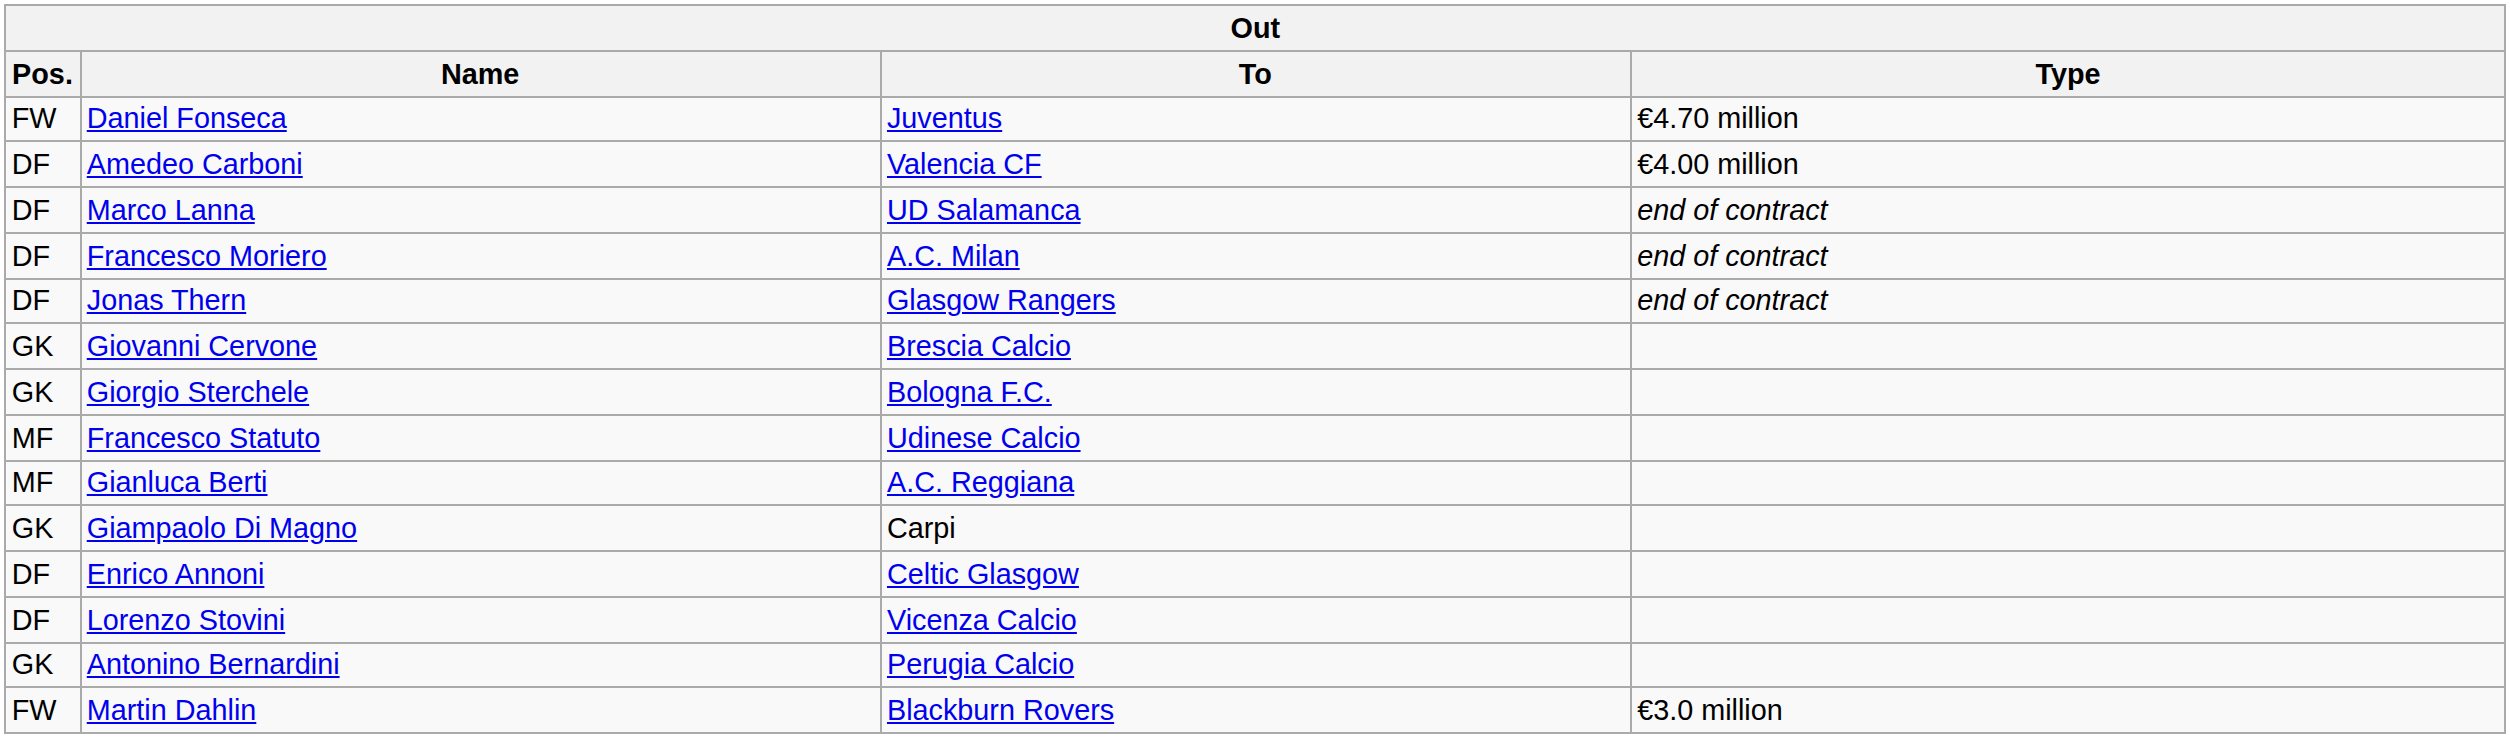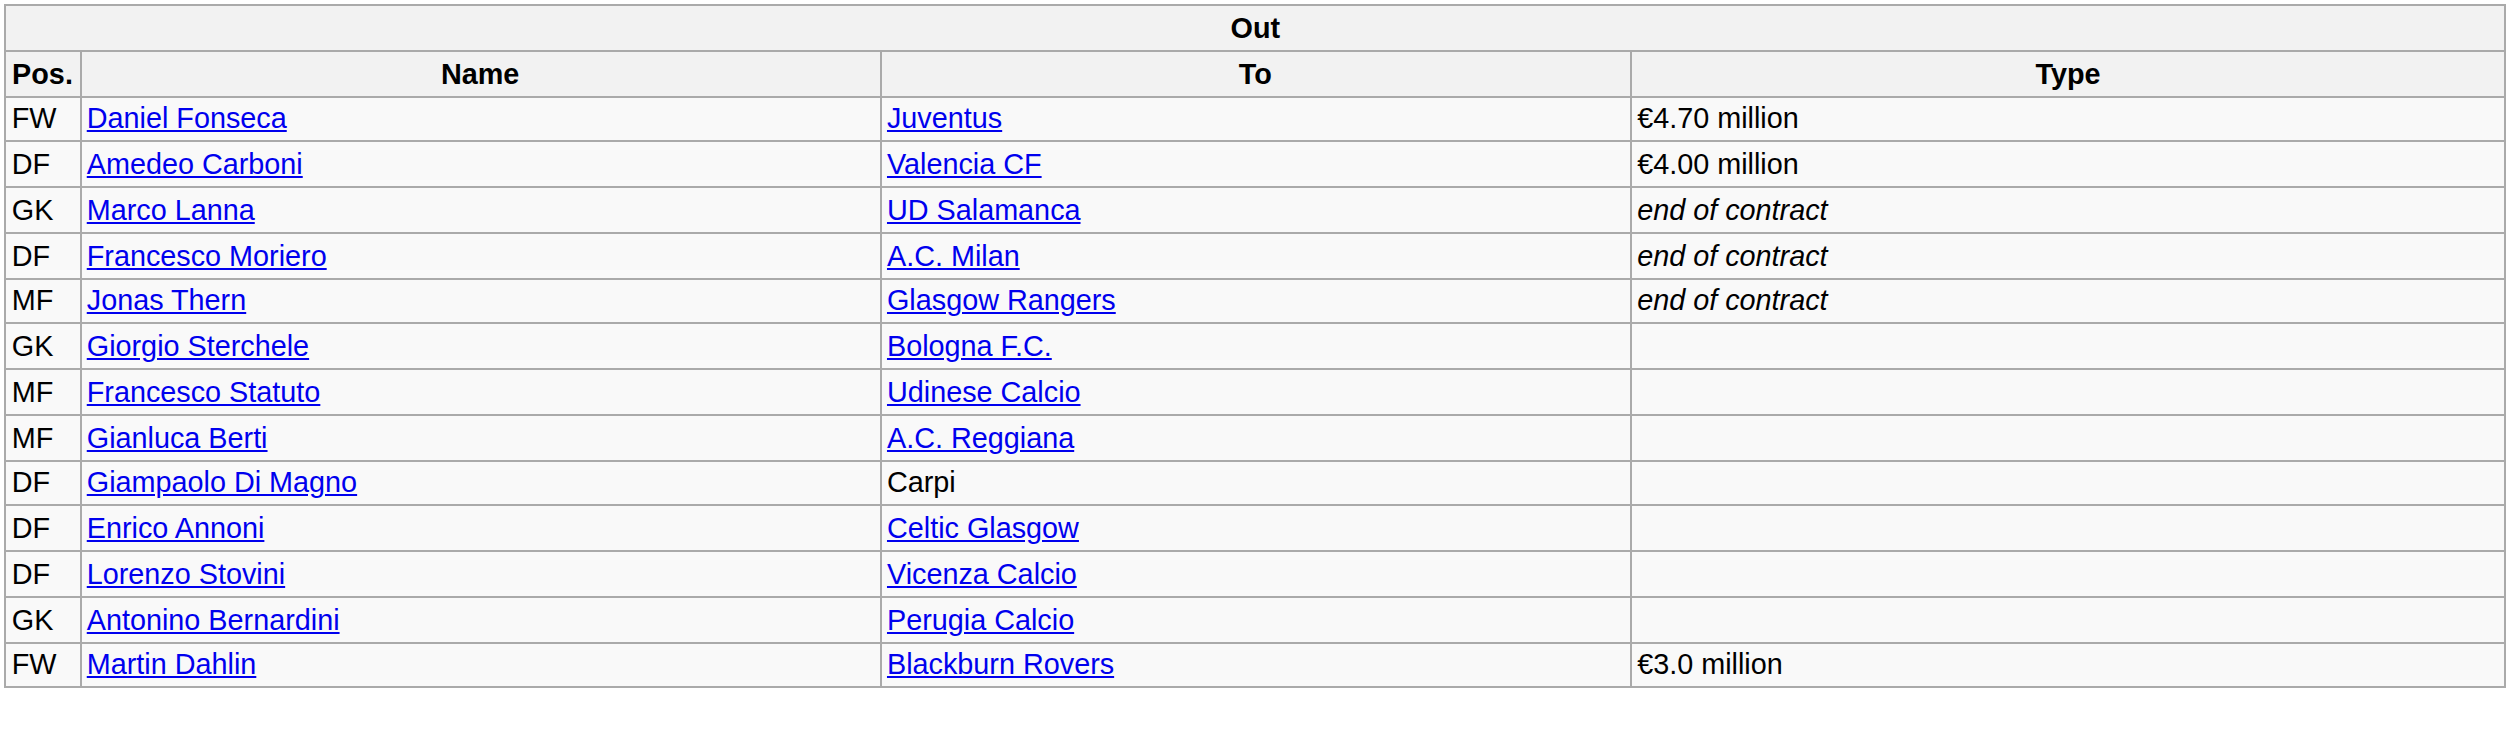(31, 210) DF -> (33, 210) GK
(31, 301) DF -> (33, 301) MF
- row: (202, 347)
(33, 529) GK -> (31, 483) DF
